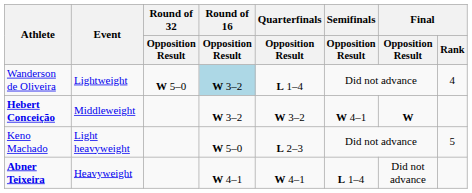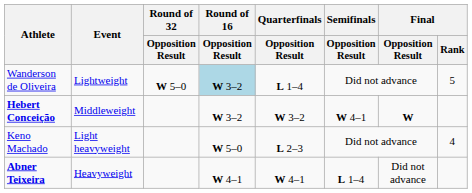(452, 80) 4 -> (452, 80) 5
(452, 142) 5 -> (452, 142) 4
